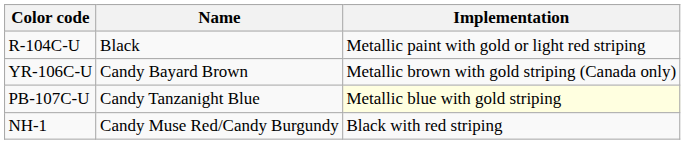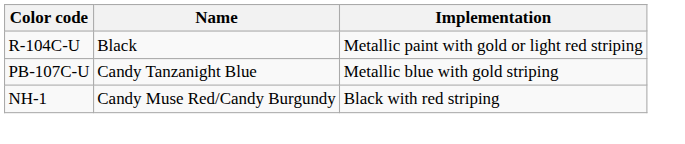- row: (50, 71)
(454, 98) lightyellow background -> (451, 71) no background
